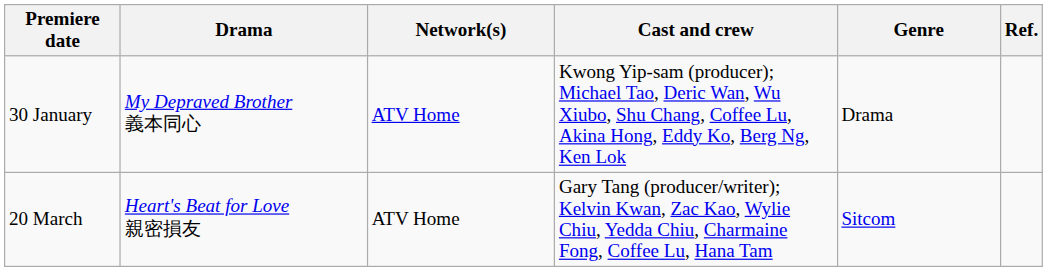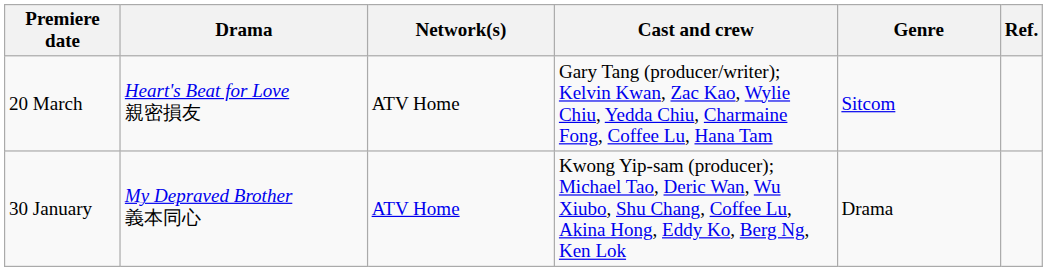rows swapped: (50, 114) <-> (46, 219)
